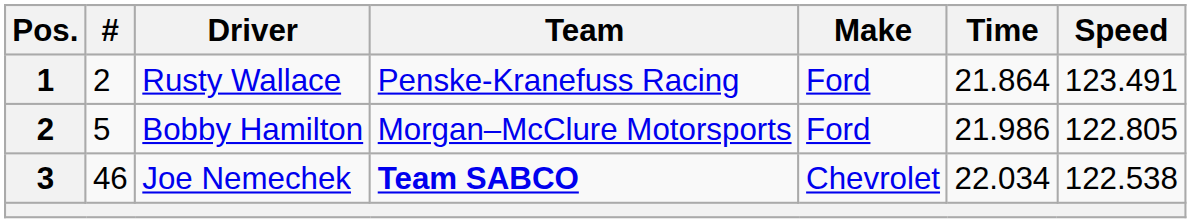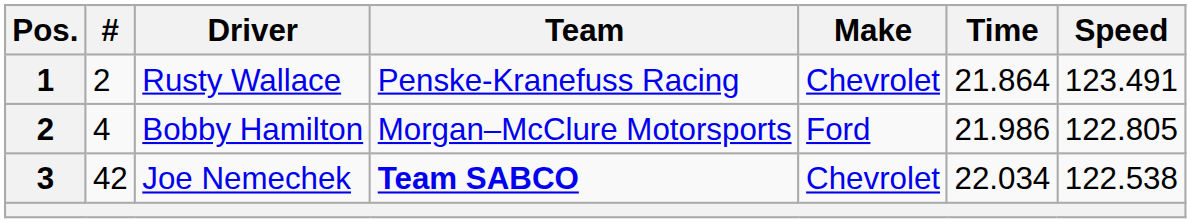(838, 80) Ford -> (873, 80) Chevrolet
(102, 129) 5 -> (102, 129) 4
(110, 179) 46 -> (110, 179) 42
